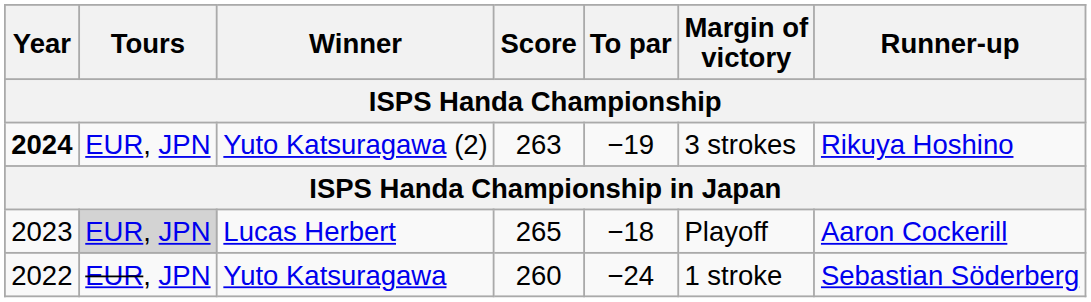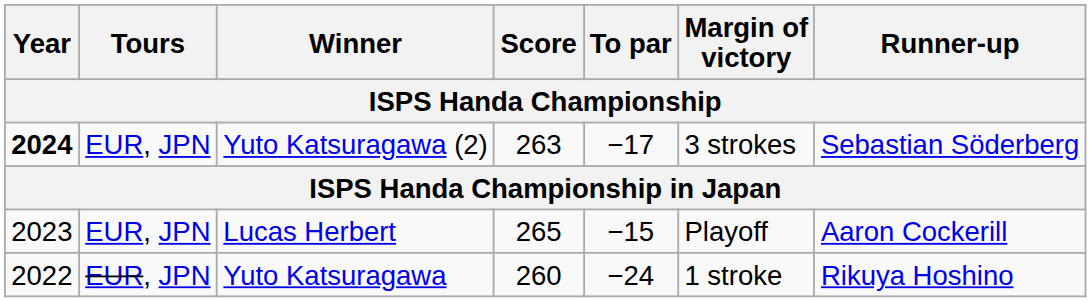(631, 145) −19 -> (631, 145) −17
(917, 145) Rikuya Hoshino -> (950, 145) Sebastian Söderberg
(148, 232) lightgrey background -> (148, 232) no background
(631, 232) −18 -> (631, 232) −15
(950, 275) Sebastian Söderberg -> (917, 275) Rikuya Hoshino
